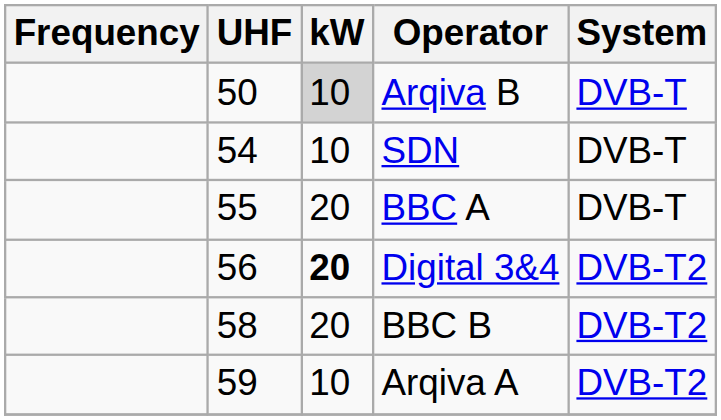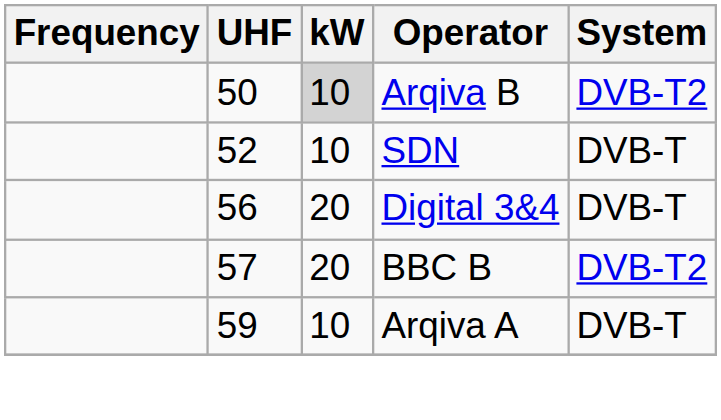(632, 92) DVB-T -> (642, 92) DVB-T2
(237, 150) 54 -> (237, 150) 52
- row: (436, 208)
(330, 267) bold -> (330, 208) normal
(642, 267) DVB-T2 -> (632, 208) DVB-T
(237, 325) 58 -> (237, 267) 57
(642, 383) DVB-T2 -> (632, 325) DVB-T
